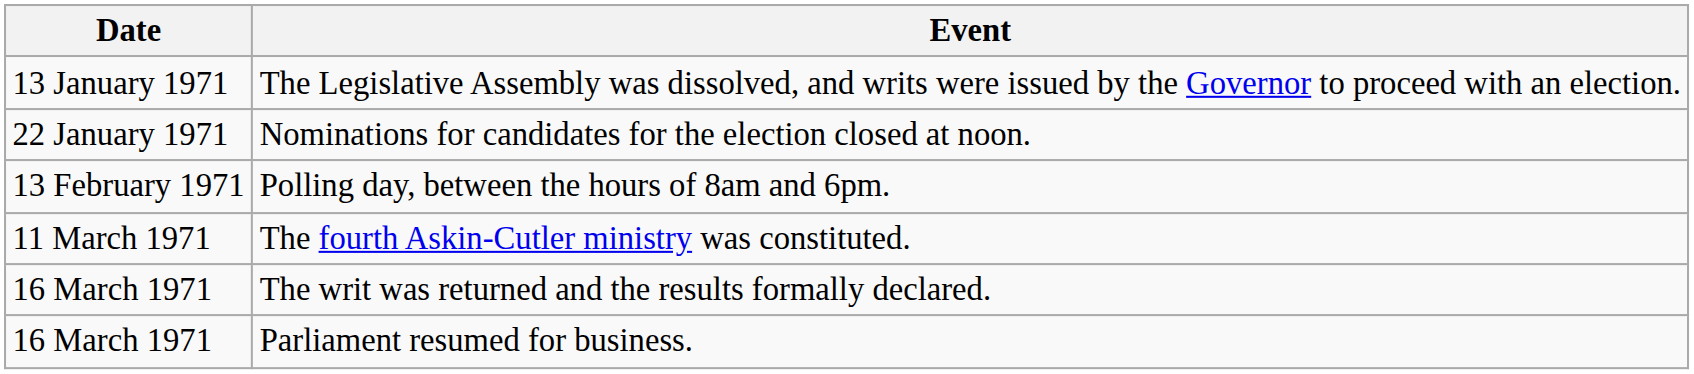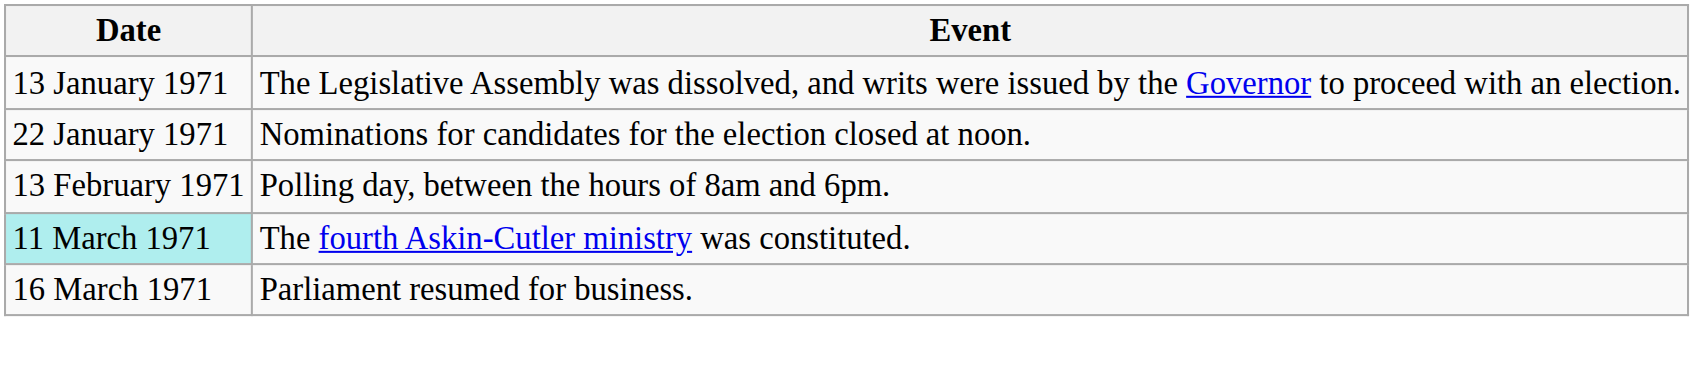(112, 237) no background -> (112, 237) paleturquoise background
- row: (625, 289)
